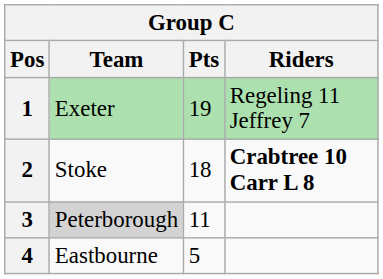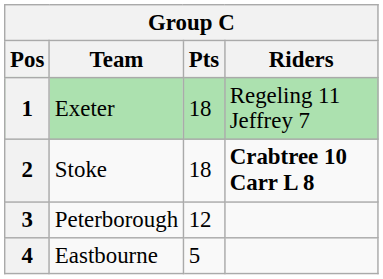(200, 108) 19 -> (200, 108) 18
(116, 219) lightgrey background -> (116, 219) no background
(200, 219) 11 -> (200, 219) 12
